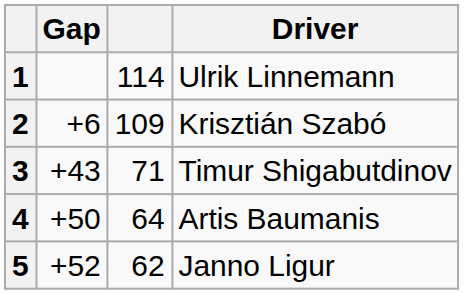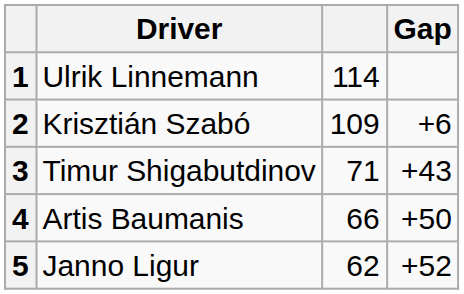columns swapped: (315, 29) <-> (72, 29)
(148, 218) 64 -> (363, 218) 66
